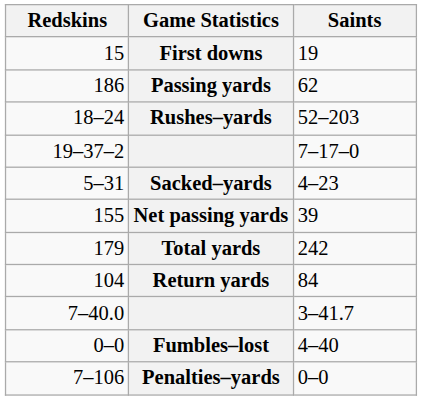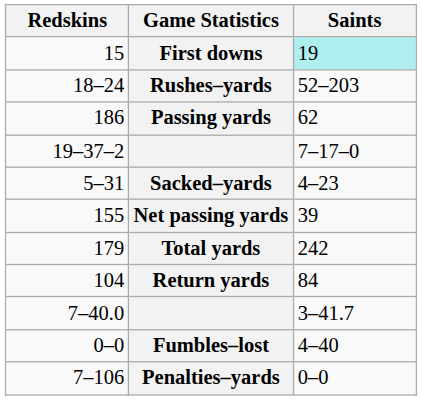(308, 53) no background -> (308, 53) paleturquoise background
rows swapped: (99, 118) <-> (109, 85)
